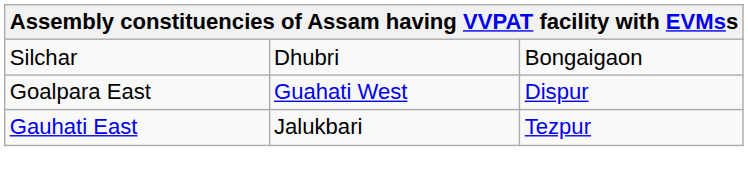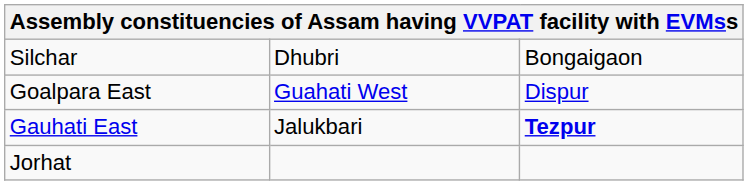(558, 127) normal -> (560, 127) bold
+ row: (40, 162)
